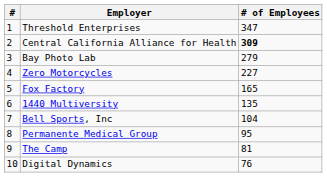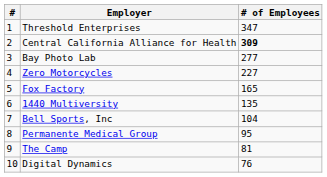(249, 58) 279 -> (249, 58) 277
